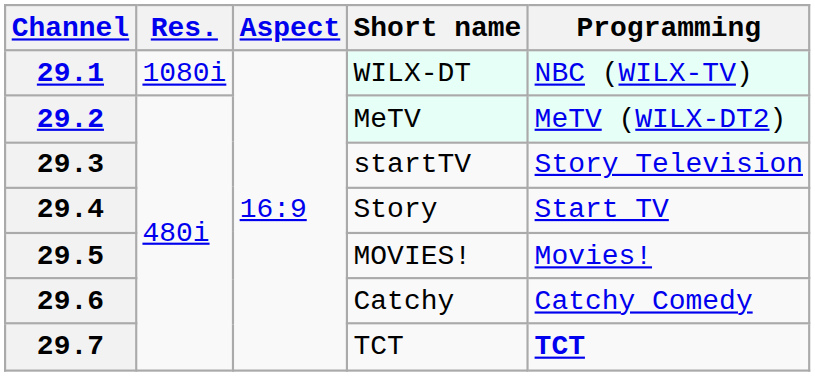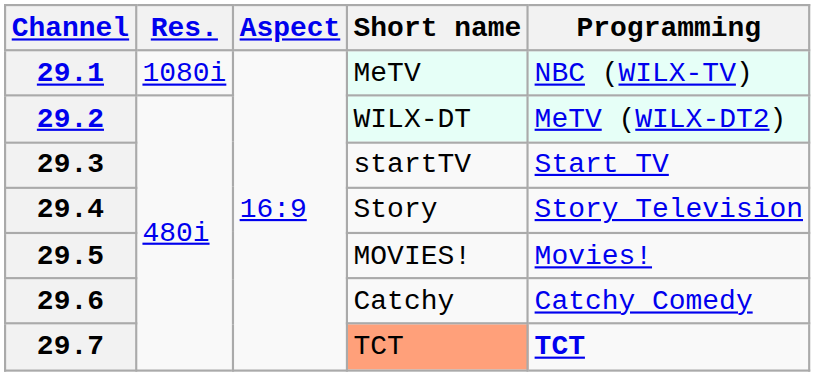(412, 73) WILX-DT -> (387, 73) MeTV
(387, 119) MeTV -> (412, 119) WILX-DT
(669, 165) Story Television -> (602, 165) Start TV
(602, 210) Start TV -> (669, 210) Story Television
(379, 347) no background -> (379, 347) lightsalmon background
